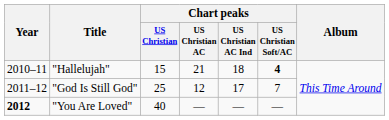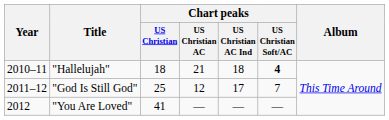(160, 69) 15 -> (160, 69) 18
(19, 106) bold -> (19, 106) normal
(160, 106) 40 -> (160, 106) 41
